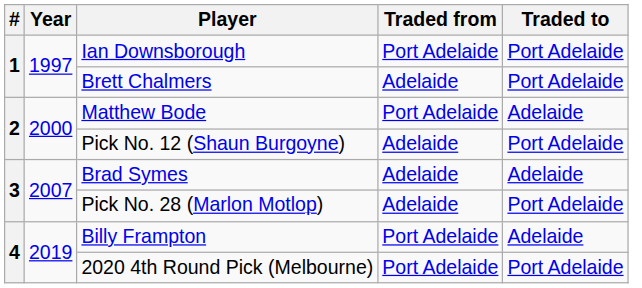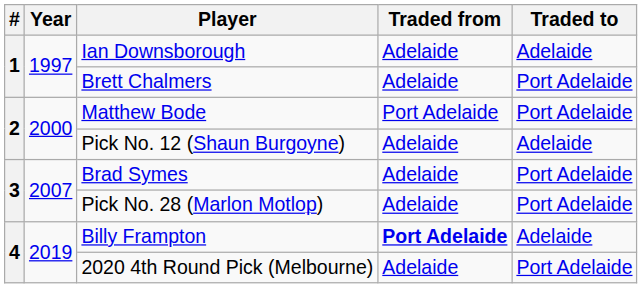(440, 50) Port Adelaide -> (420, 50) Adelaide
(565, 50) Port Adelaide -> (554, 50) Adelaide
(545, 112) Adelaide -> (574, 112) Port Adelaide
(565, 143) Port Adelaide -> (554, 143) Adelaide
(545, 174) Adelaide -> (574, 174) Port Adelaide
(440, 236) normal -> (445, 236) bold
(440, 267) Port Adelaide -> (420, 267) Adelaide
